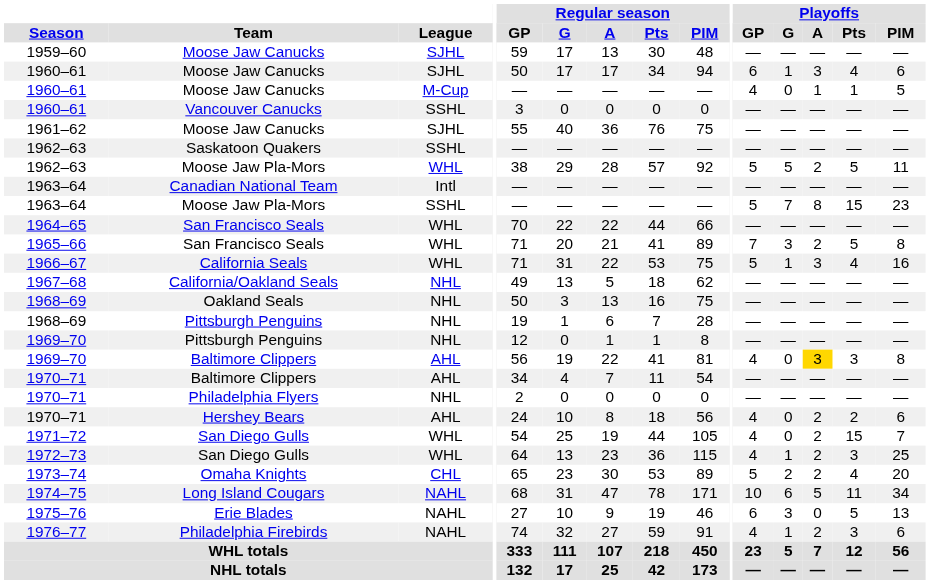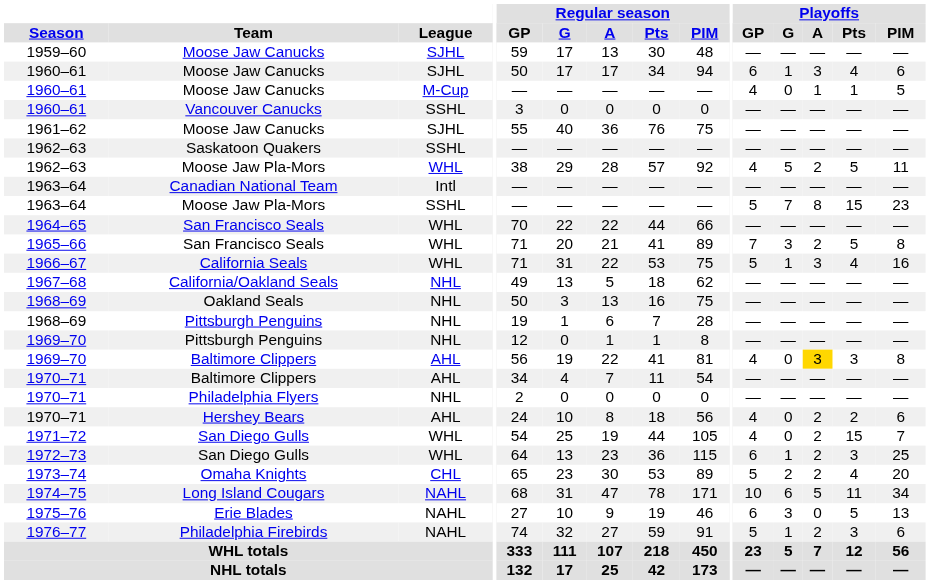(753, 167) 5 -> (753, 167) 4
(753, 455) 4 -> (753, 455) 6
(753, 532) 4 -> (753, 532) 5
